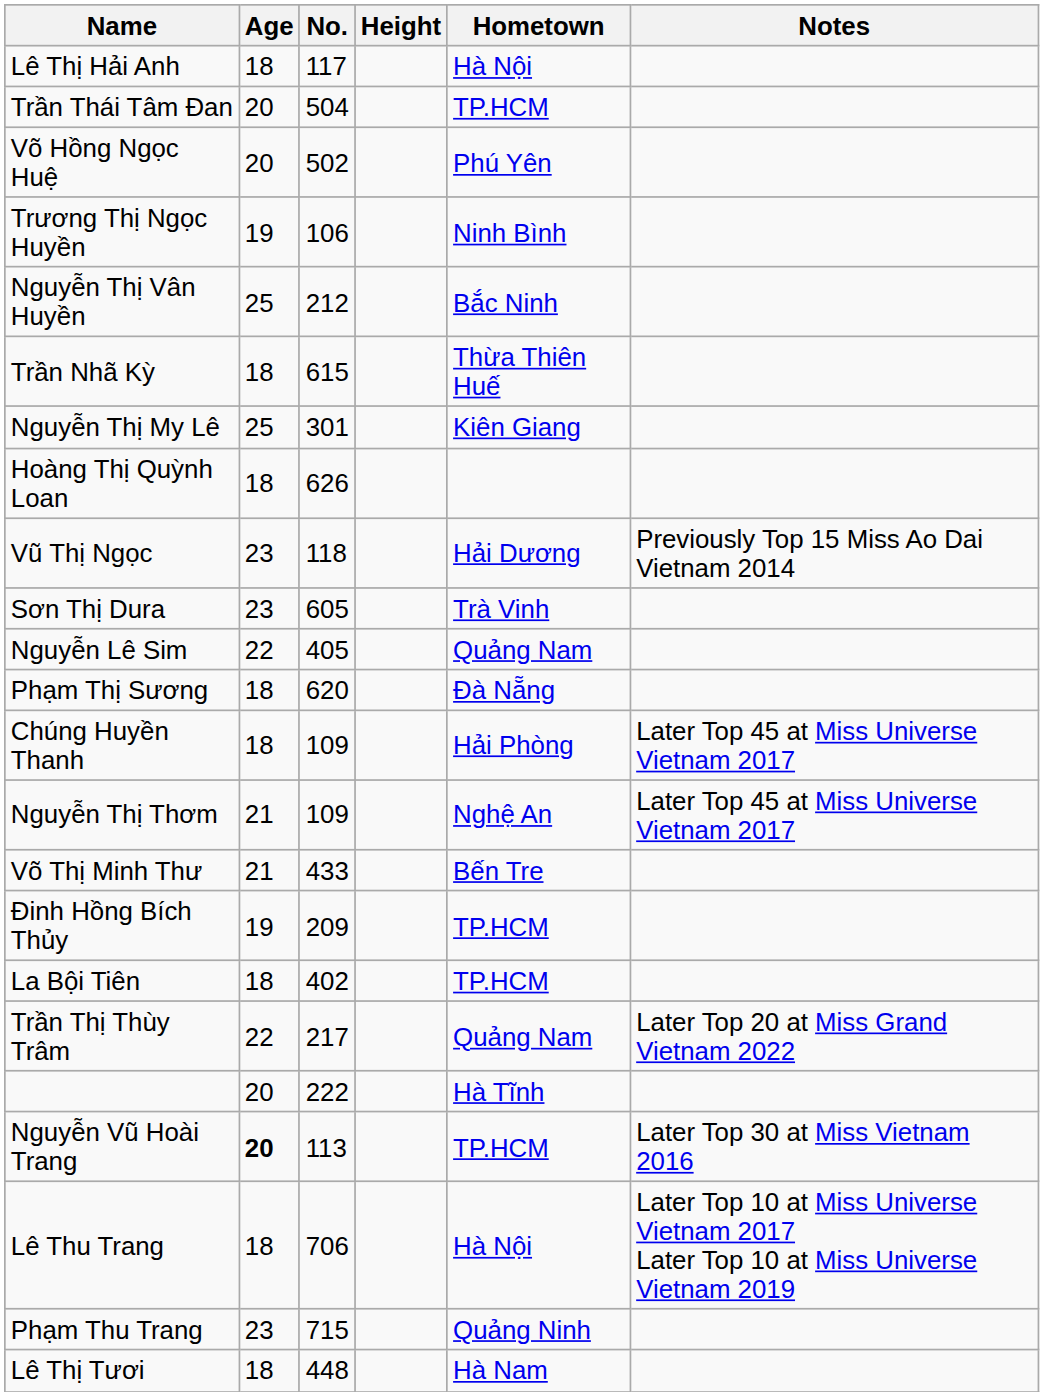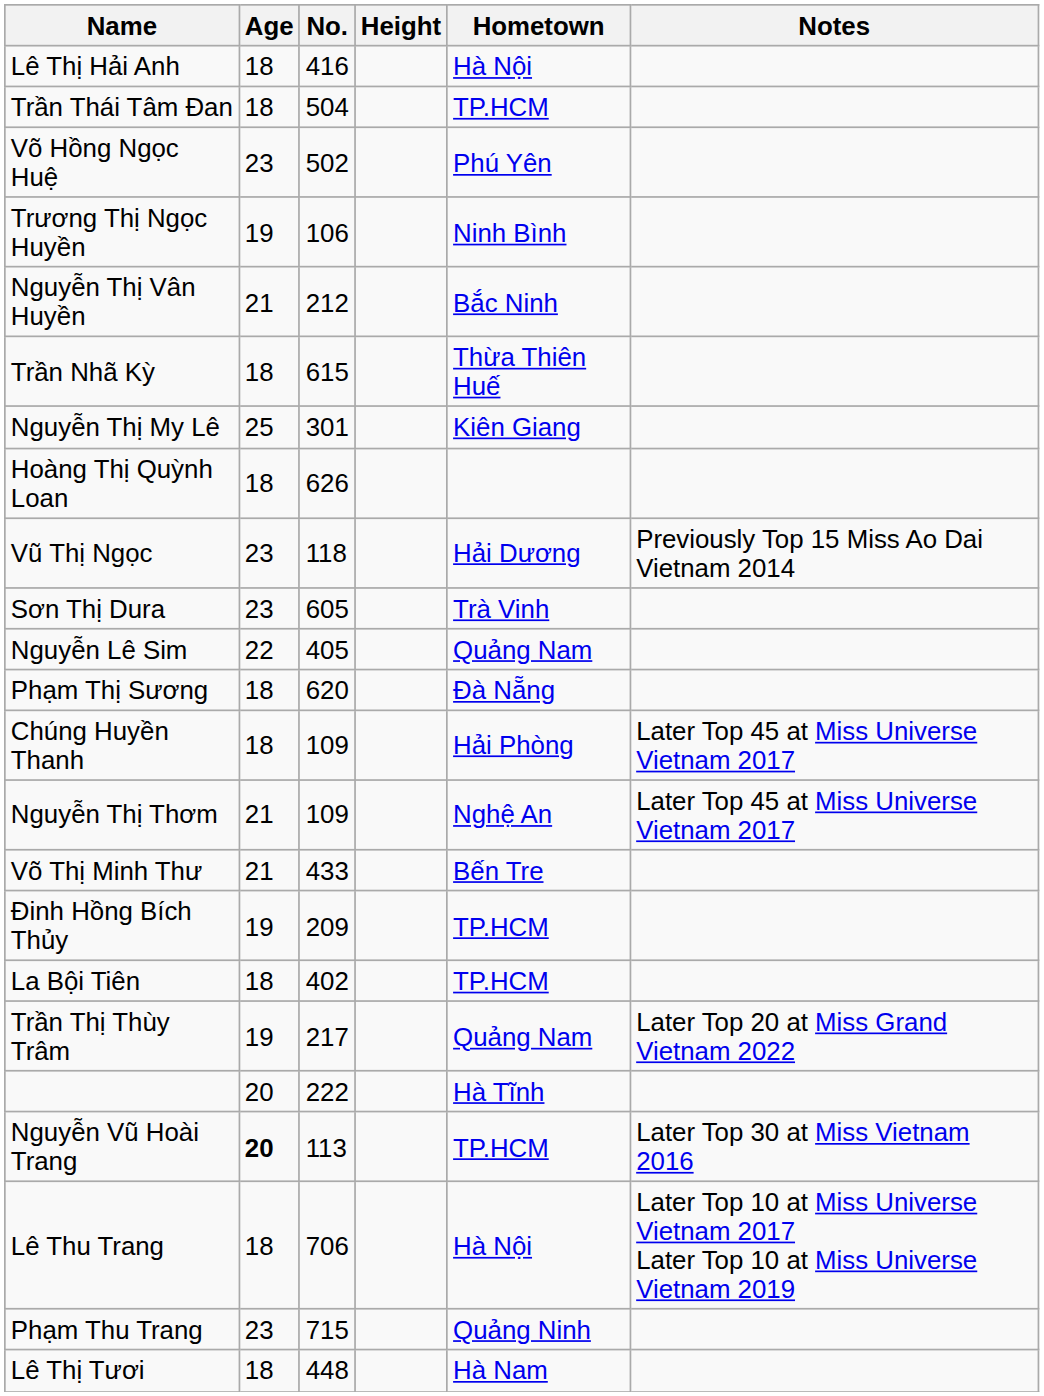(326, 66) 117 -> (327, 66) 416
(259, 107) 20 -> (259, 107) 18
(259, 163) 20 -> (259, 163) 23
(259, 302) 25 -> (259, 302) 21
(259, 1036) 22 -> (259, 1036) 19
